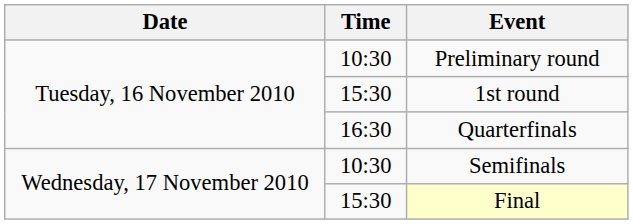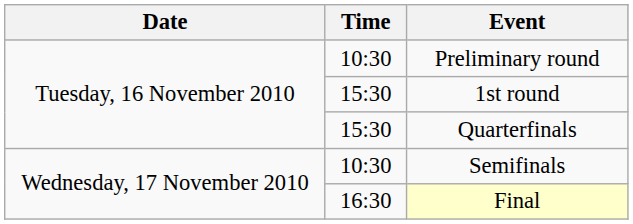(366, 129) 16:30 -> (366, 129) 15:30
(366, 201) 15:30 -> (366, 201) 16:30
